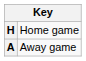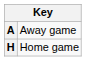rows swapped: (11, 30) <-> (11, 47)
